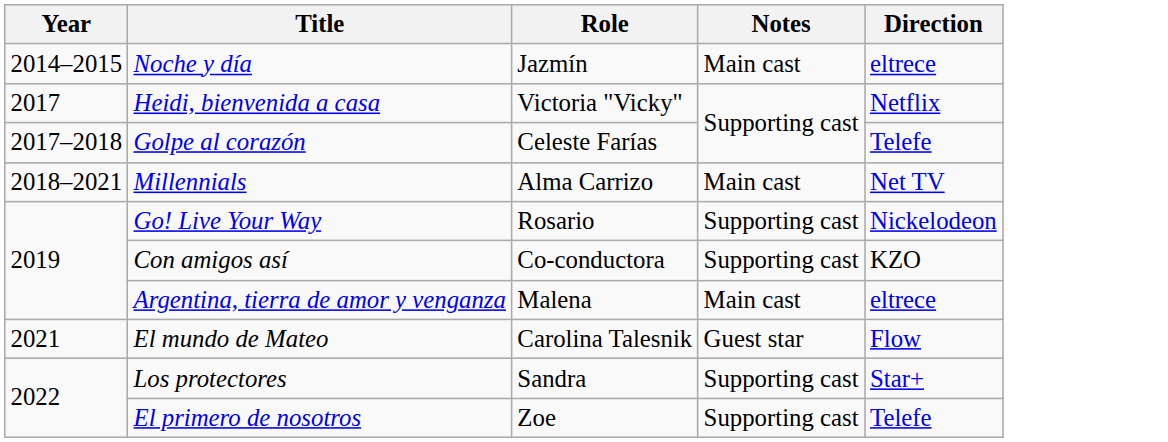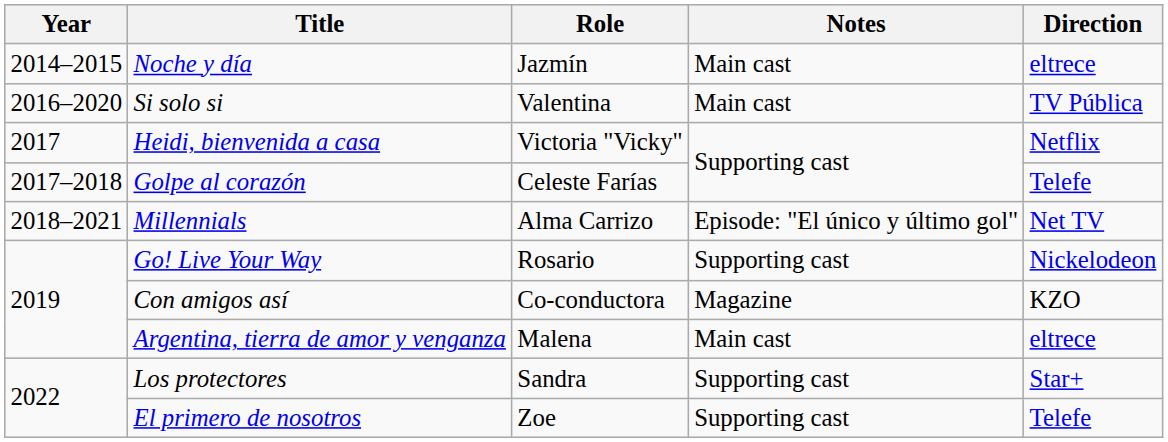+ row: (178, 102)
(752, 181) Main cast -> (856, 220) Episode: "El único y último gol"
(781, 260) Supporting cast -> (743, 299) Magazine
- row: (231, 338)
